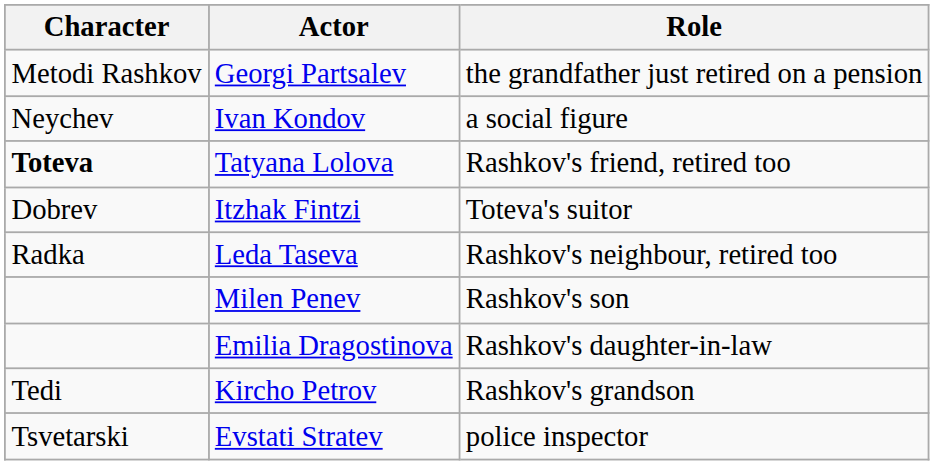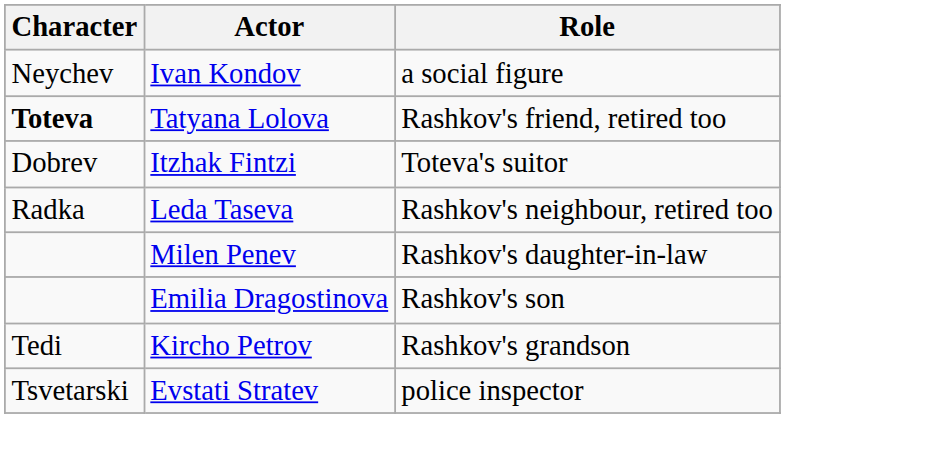- row: (310, 72)
(548, 299) Rashkov's son -> (554, 254) Rashkov's daughter-in-law
(619, 345) Rashkov's daughter-in-law -> (483, 299) Rashkov's son
